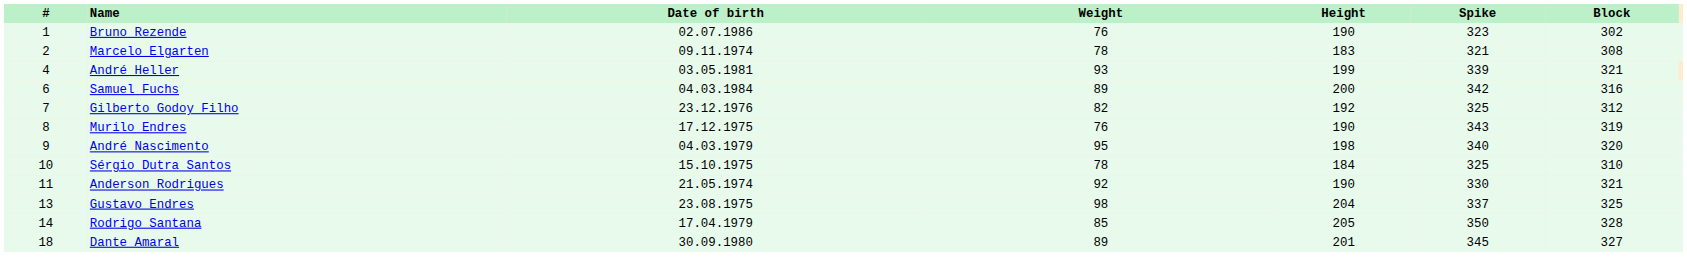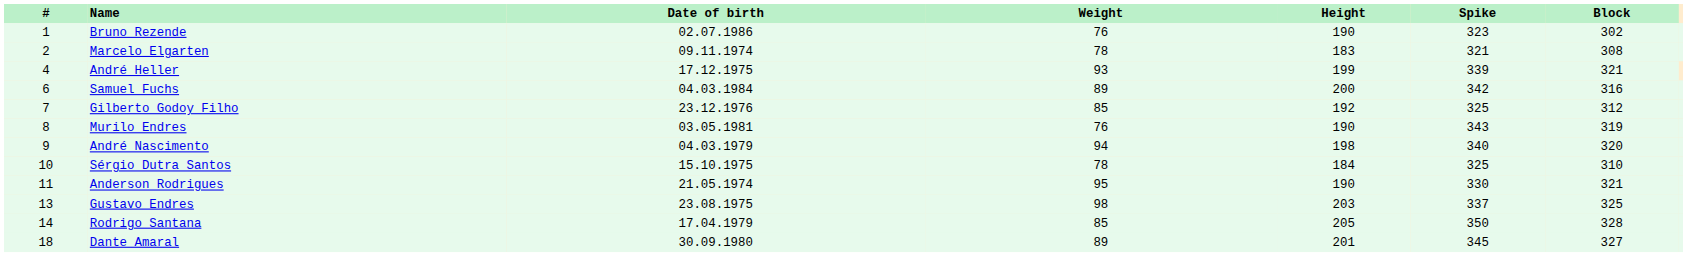(716, 71) 03.05.1981 -> (716, 71) 17.12.1975
(1101, 109) 82 -> (1101, 109) 85
(716, 128) 17.12.1975 -> (716, 128) 03.05.1981
(1101, 147) 95 -> (1101, 147) 94
(1101, 185) 92 -> (1101, 185) 95
(1344, 204) 204 -> (1344, 204) 203
